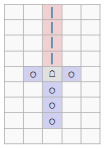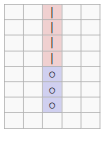- row: (33, 74)
